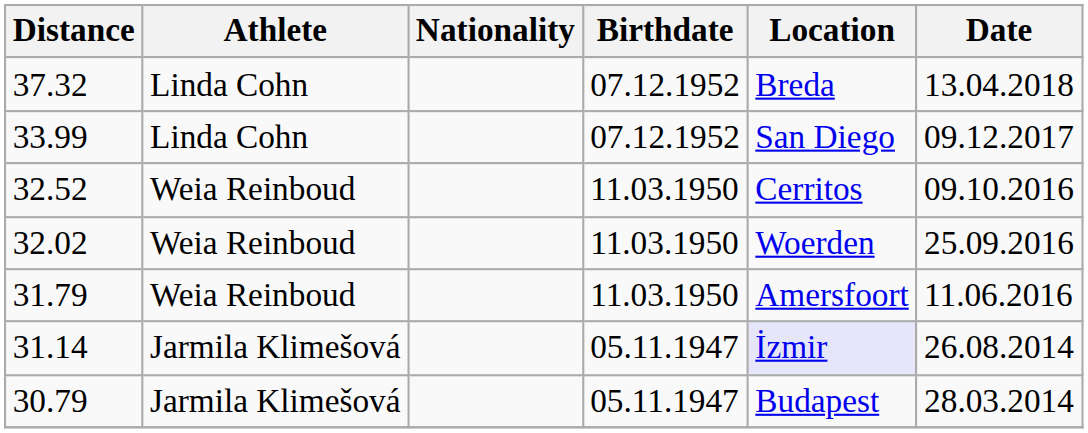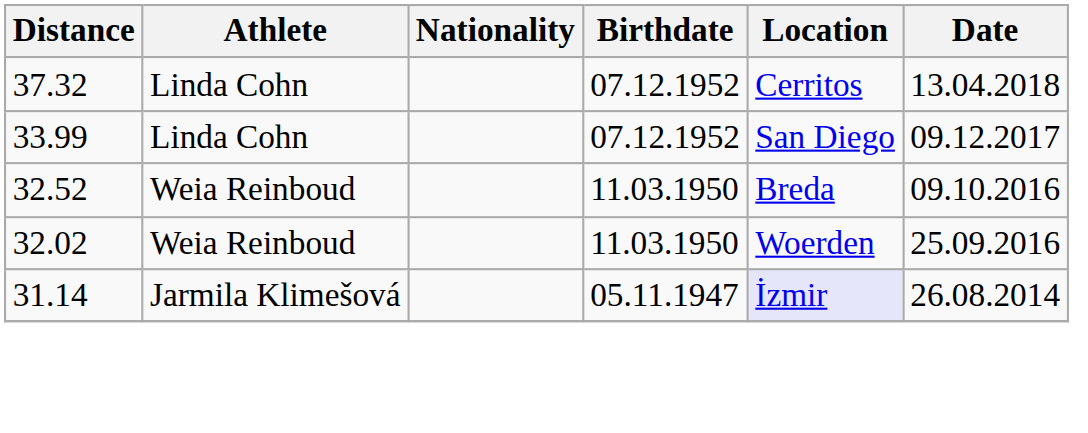(795, 83) Breda -> (809, 83) Cerritos
(809, 189) Cerritos -> (795, 189) Breda
- row: (50, 294)
- row: (50, 400)
